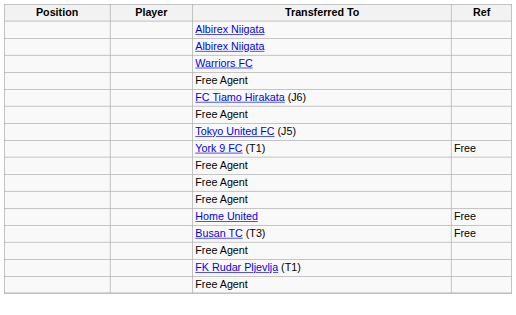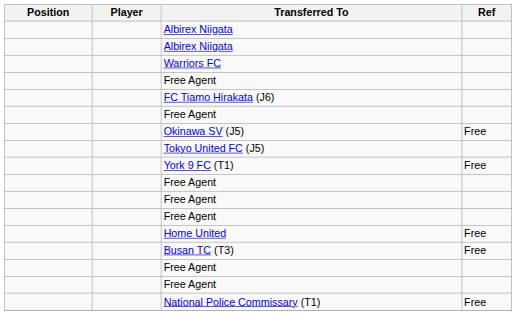+ row: (204, 132)
- row: (248, 268)
+ row: (242, 302)
